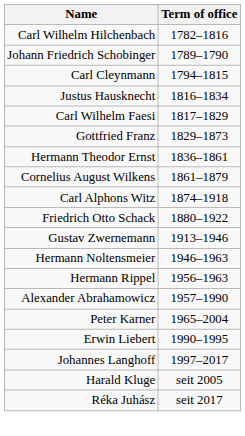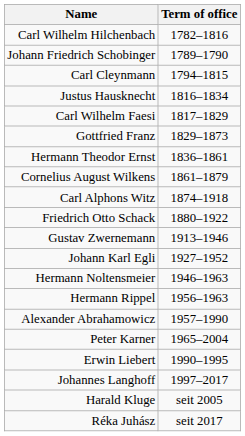+ row: (112, 258)
